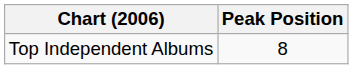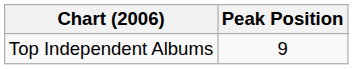(283, 48) 8 -> (283, 48) 9
